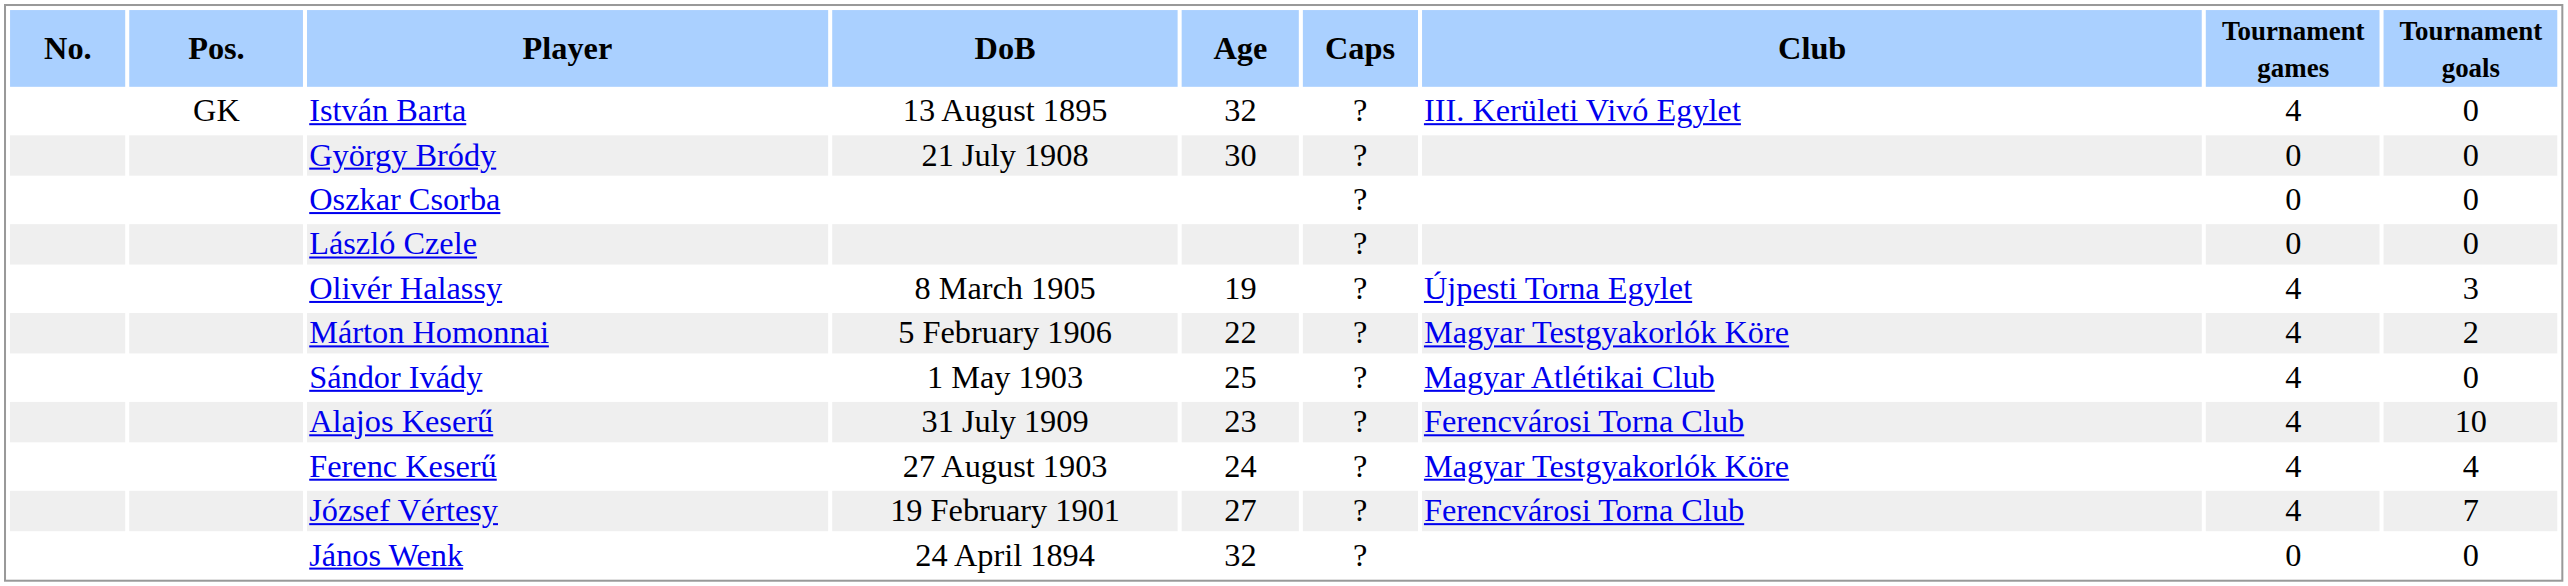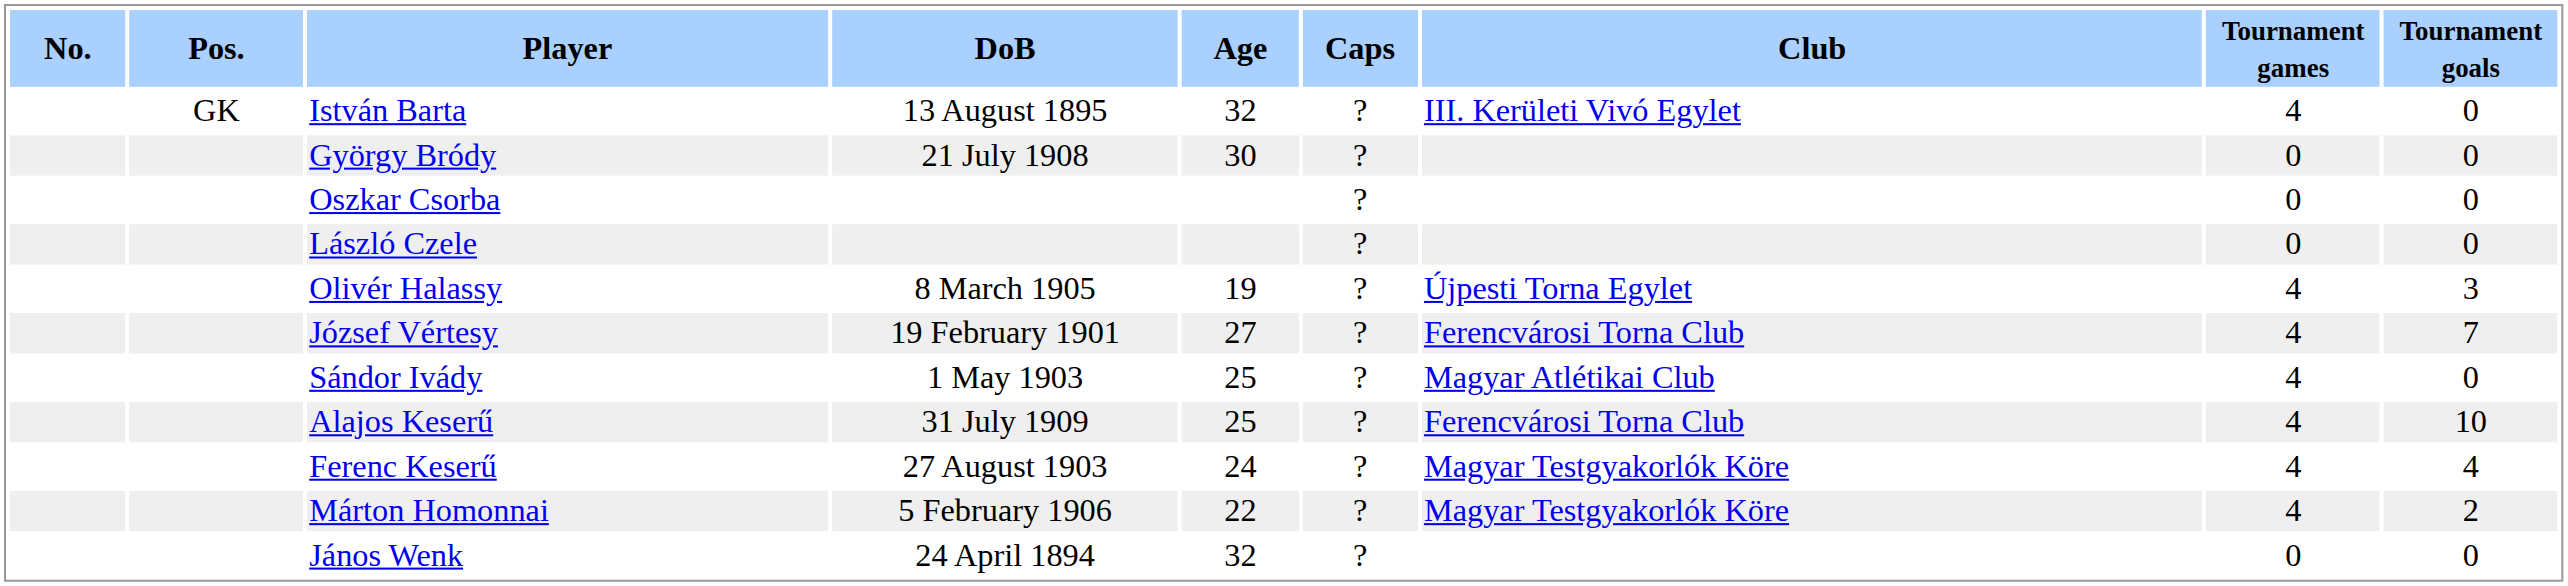rows swapped: (429, 332) <-> (404, 510)
(1240, 421) 23 -> (1240, 421) 25
